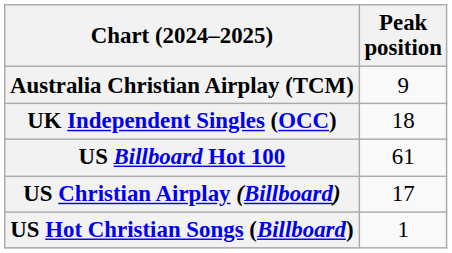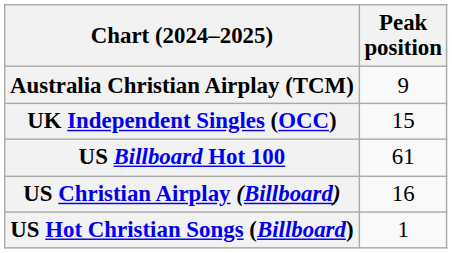(403, 120) 18 -> (403, 120) 15
(403, 193) 17 -> (403, 193) 16
